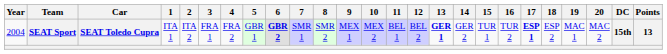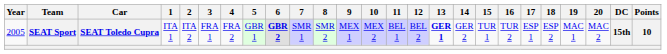(16, 32) 2004 -> (16, 32) 2005
(531, 32) bold -> (531, 32) normal
(648, 32) 13 -> (647, 32) 10
